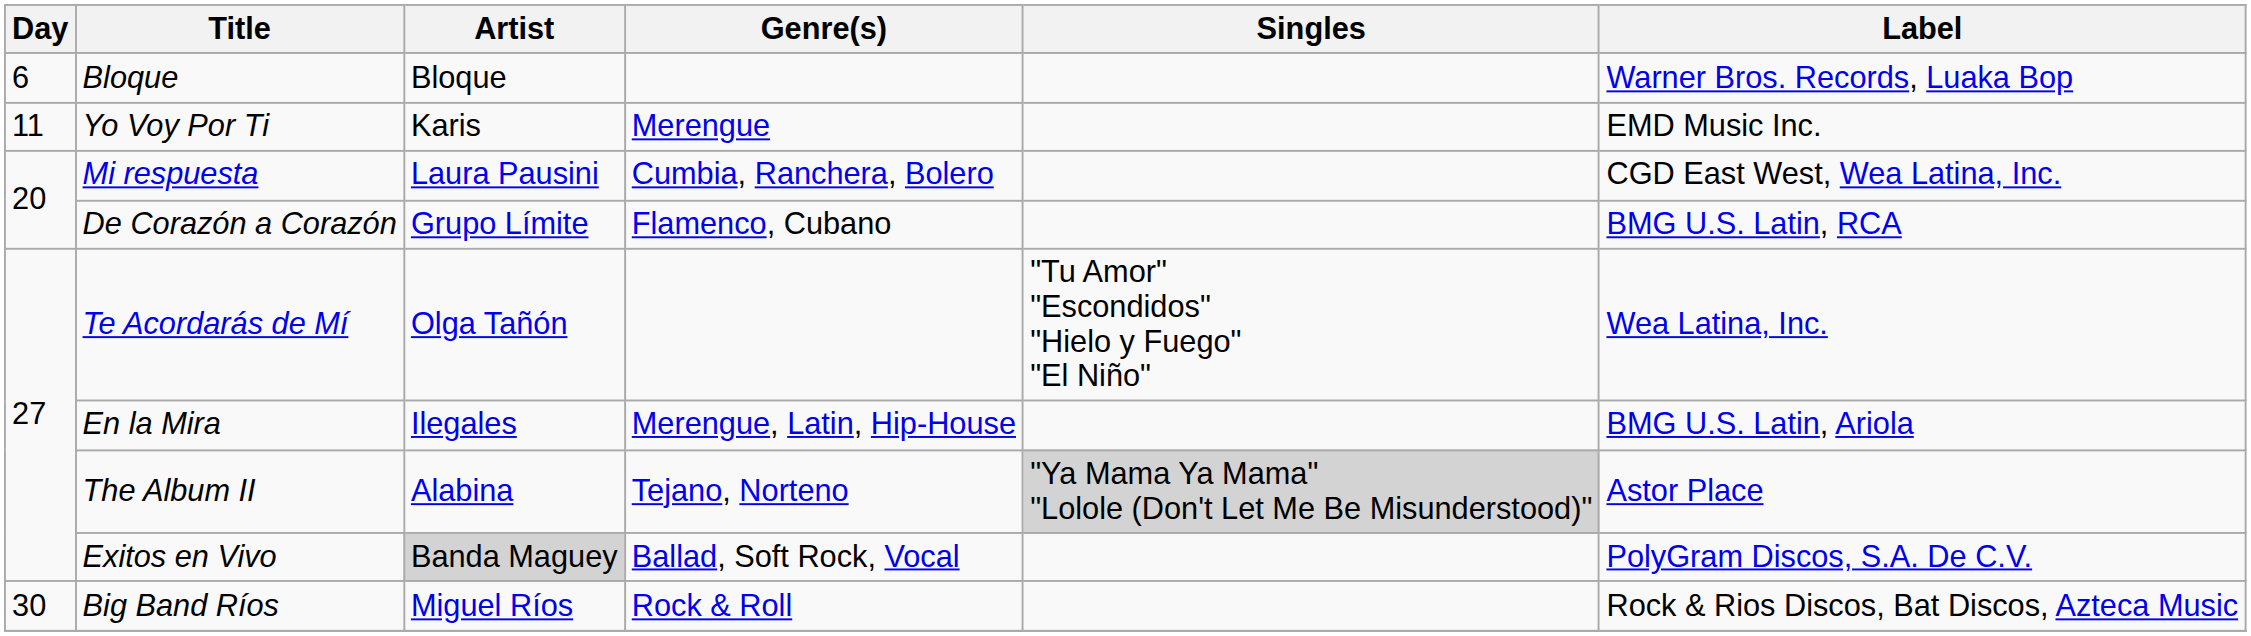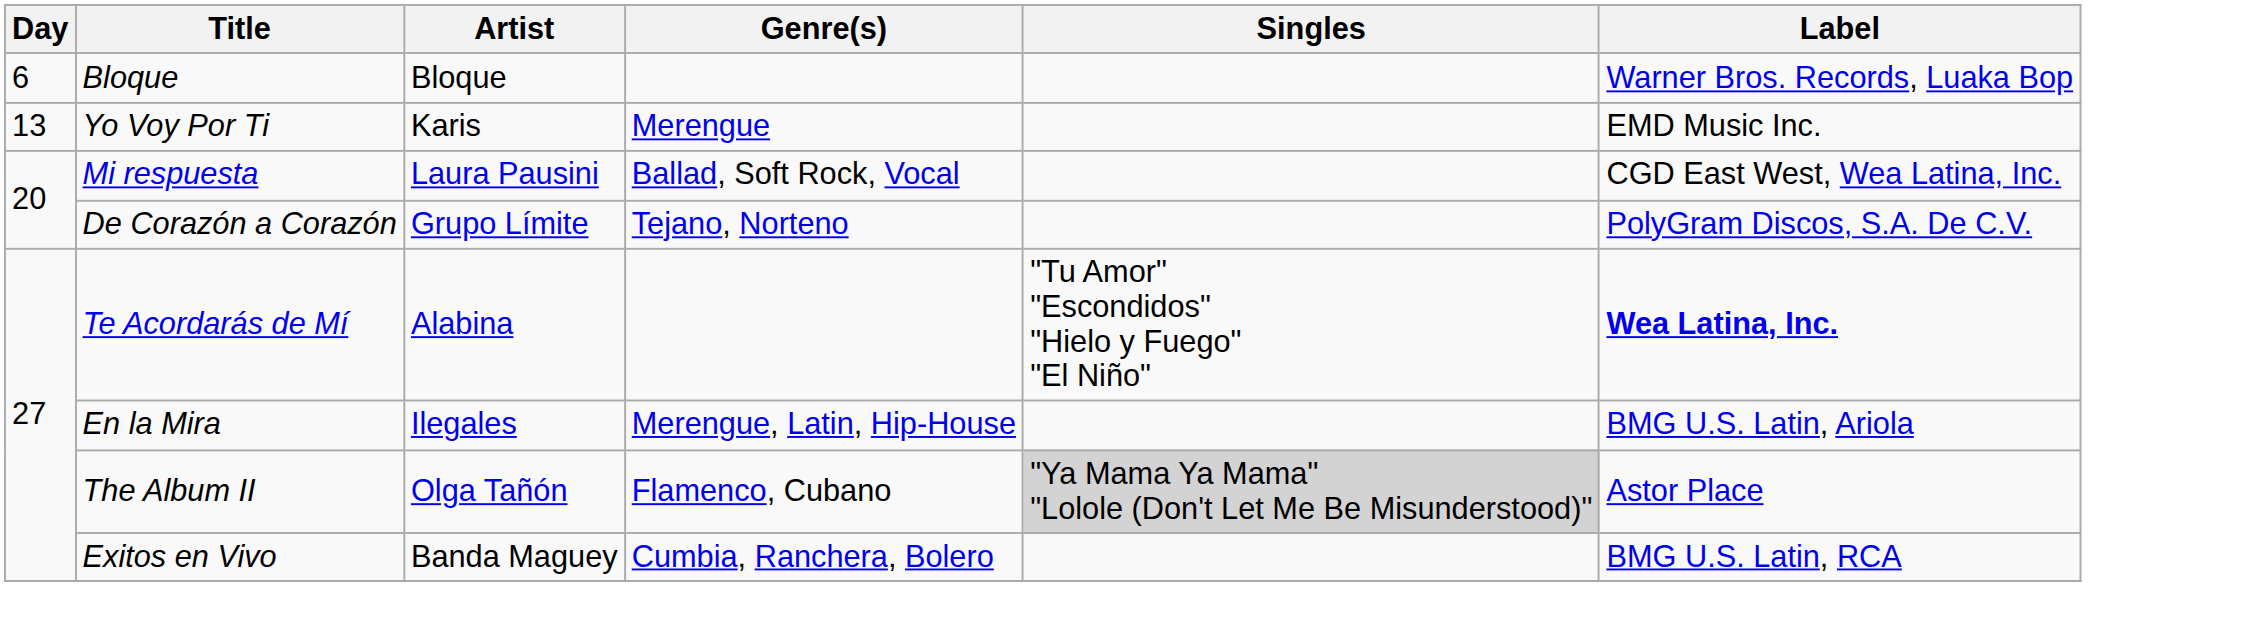(28, 126) 11 -> (29, 126) 13
(813, 175) Cumbia, Ranchera, Bolero -> (796, 175) Ballad, Soft Rock, Vocal
(762, 223) Flamenco, Cubano -> (740, 223) Tejano, Norteno
(1754, 223) BMG U.S. Latin, RCA -> (1819, 223) PolyGram Discos, S.A. De C.V.
(489, 324) Olga Tañón -> (462, 324) Alabina
(1717, 324) normal -> (1722, 324) bold
(462, 490) Alabina -> (489, 490) Olga Tañón
(740, 490) Tejano, Norteno -> (762, 490) Flamenco, Cubano
(514, 556) lightgrey background -> (514, 556) no background
(796, 556) Ballad, Soft Rock, Vocal -> (813, 556) Cumbia, Ranchera, Bolero
(1819, 556) PolyGram Discos, S.A. De C.V. -> (1754, 556) BMG U.S. Latin, RCA
- row: (181, 605)
